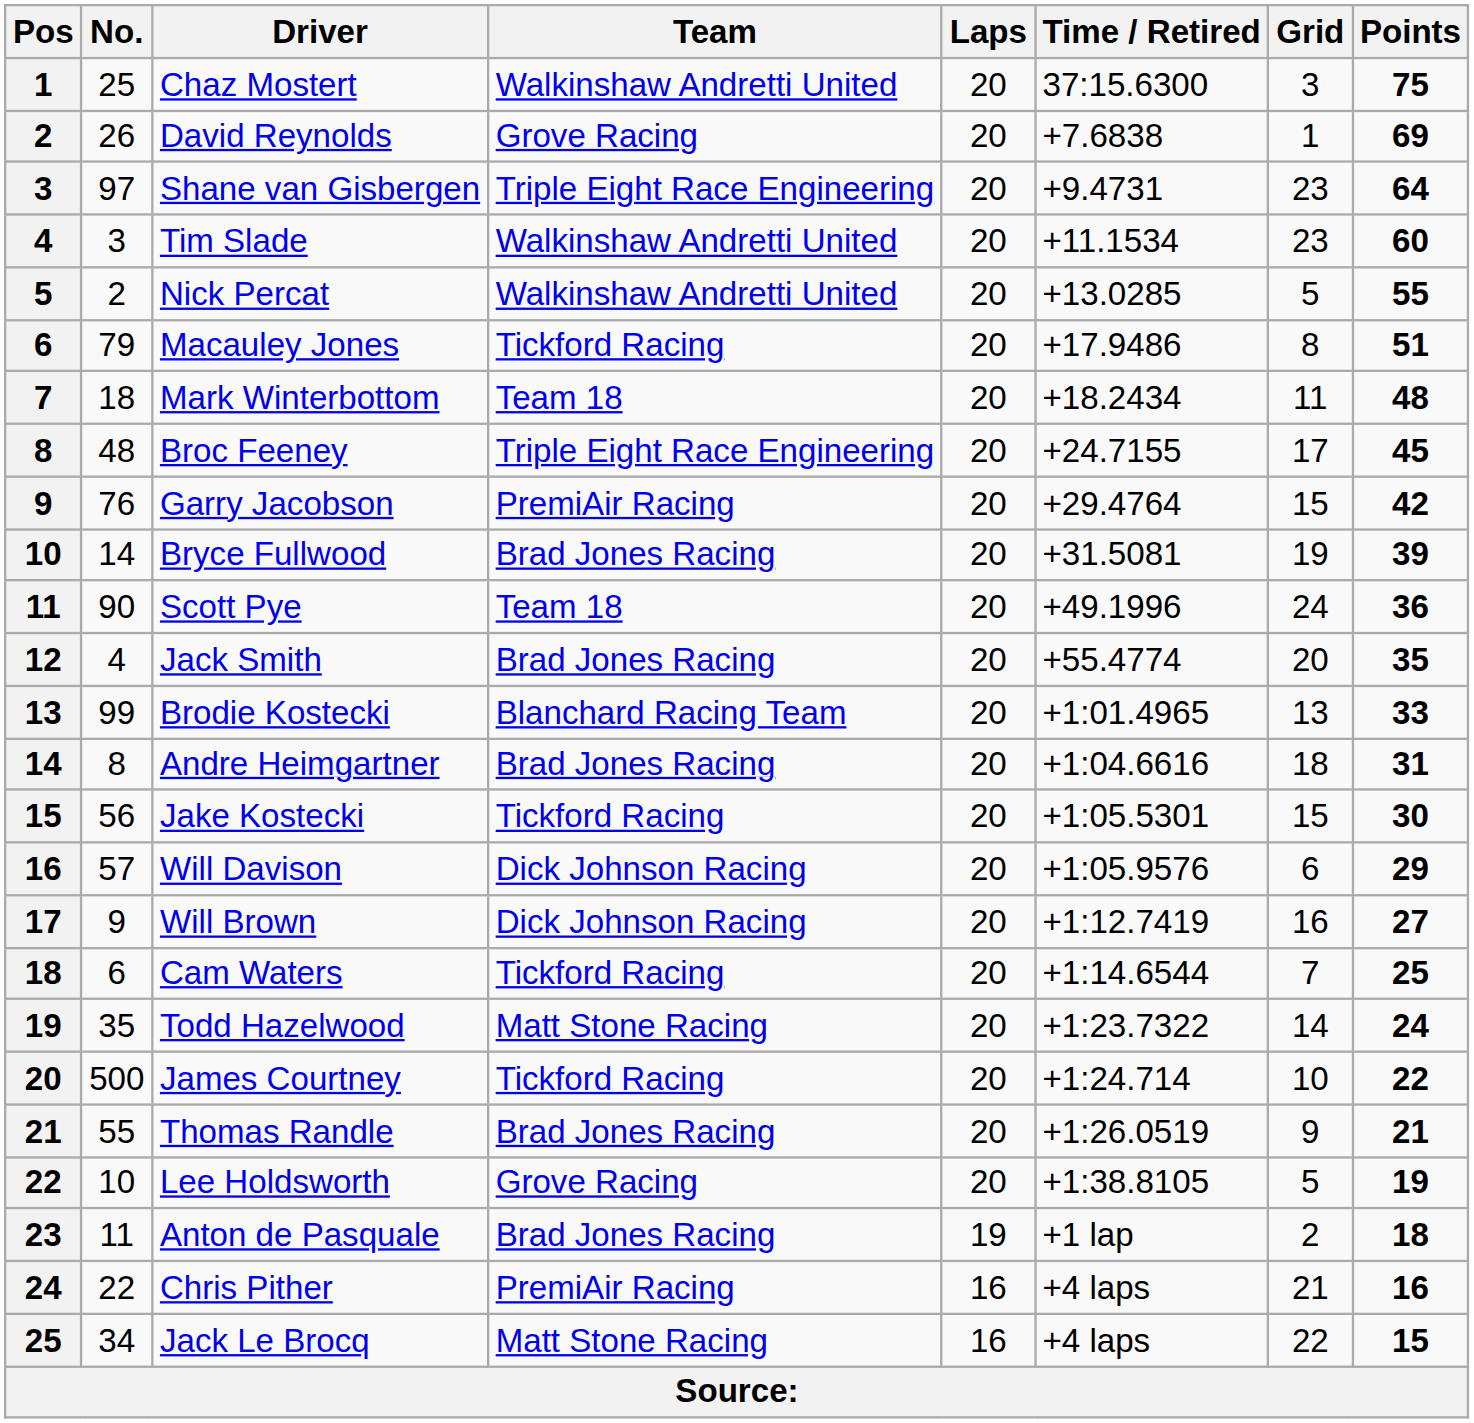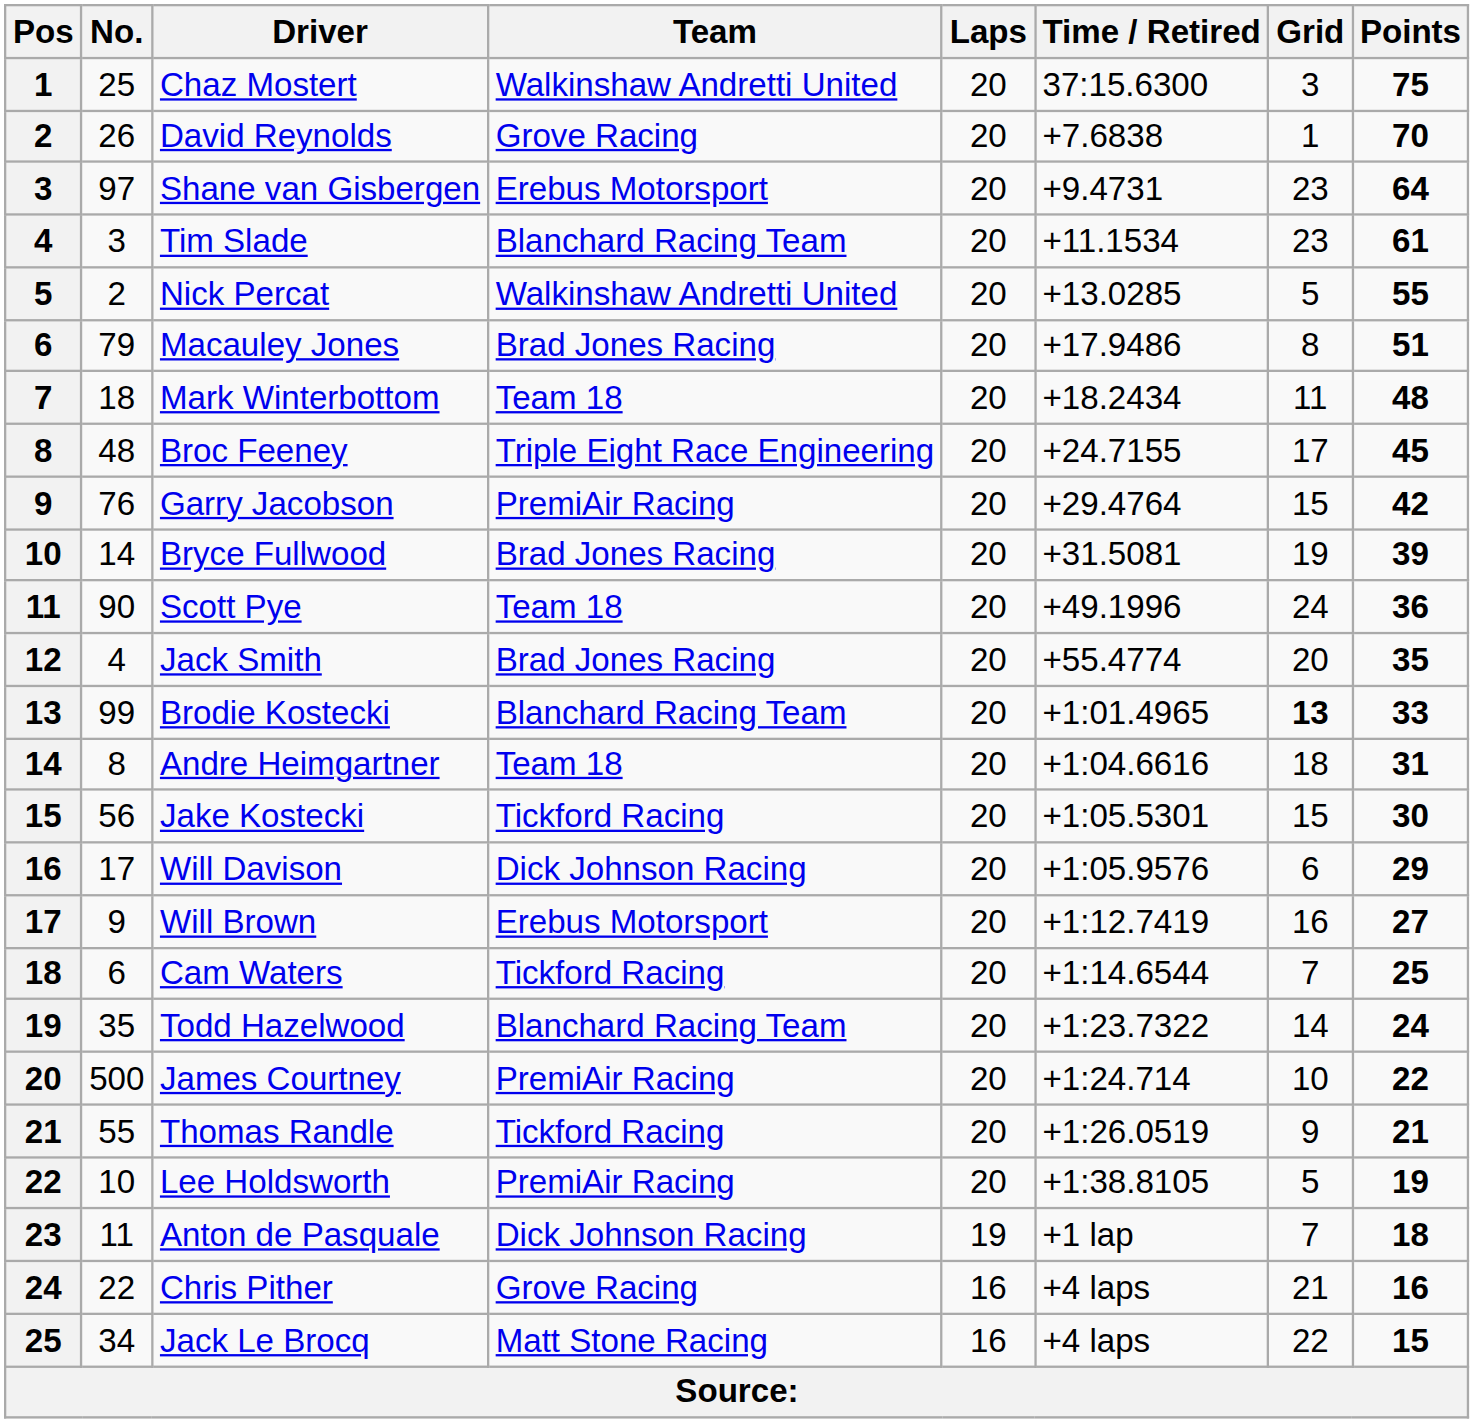(1410, 136) 69 -> (1410, 136) 70
(715, 189) Triple Eight Race Engineering -> (632, 189) Erebus Motorsport
(696, 241) Walkinshaw Andretti United -> (671, 241) Blanchard Racing Team
(1410, 241) 60 -> (1410, 241) 61
(610, 346) Tickford Racing -> (635, 346) Brad Jones Racing
(1310, 712) normal -> (1310, 712) bold
(635, 764) Brad Jones Racing -> (559, 764) Team 18
(117, 869) 57 -> (117, 869) 17
(651, 921) Dick Johnson Racing -> (632, 921) Erebus Motorsport
(632, 1026) Matt Stone Racing -> (671, 1026) Blanchard Racing Team
(610, 1078) Tickford Racing -> (615, 1078) PremiAir Racing
(635, 1131) Brad Jones Racing -> (610, 1131) Tickford Racing
(597, 1183) Grove Racing -> (615, 1183) PremiAir Racing
(635, 1235) Brad Jones Racing -> (651, 1235) Dick Johnson Racing
(1310, 1235) 2 -> (1310, 1235) 7
(615, 1288) PremiAir Racing -> (597, 1288) Grove Racing
